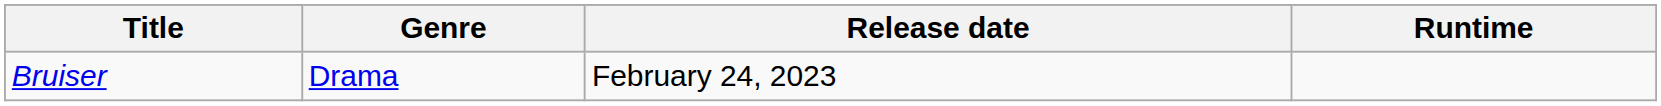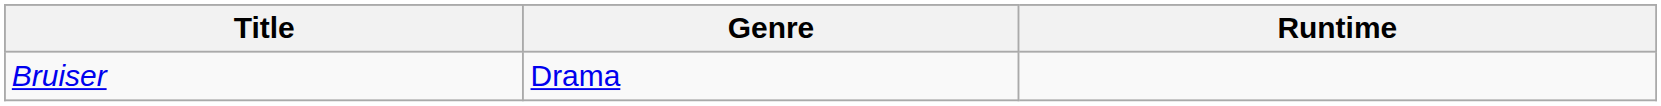- column: (938, 28)
